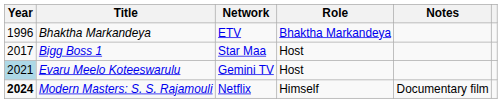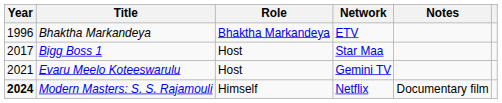columns swapped: (335, 13) <-> (246, 13)
(20, 70) lightblue background -> (20, 70) no background
